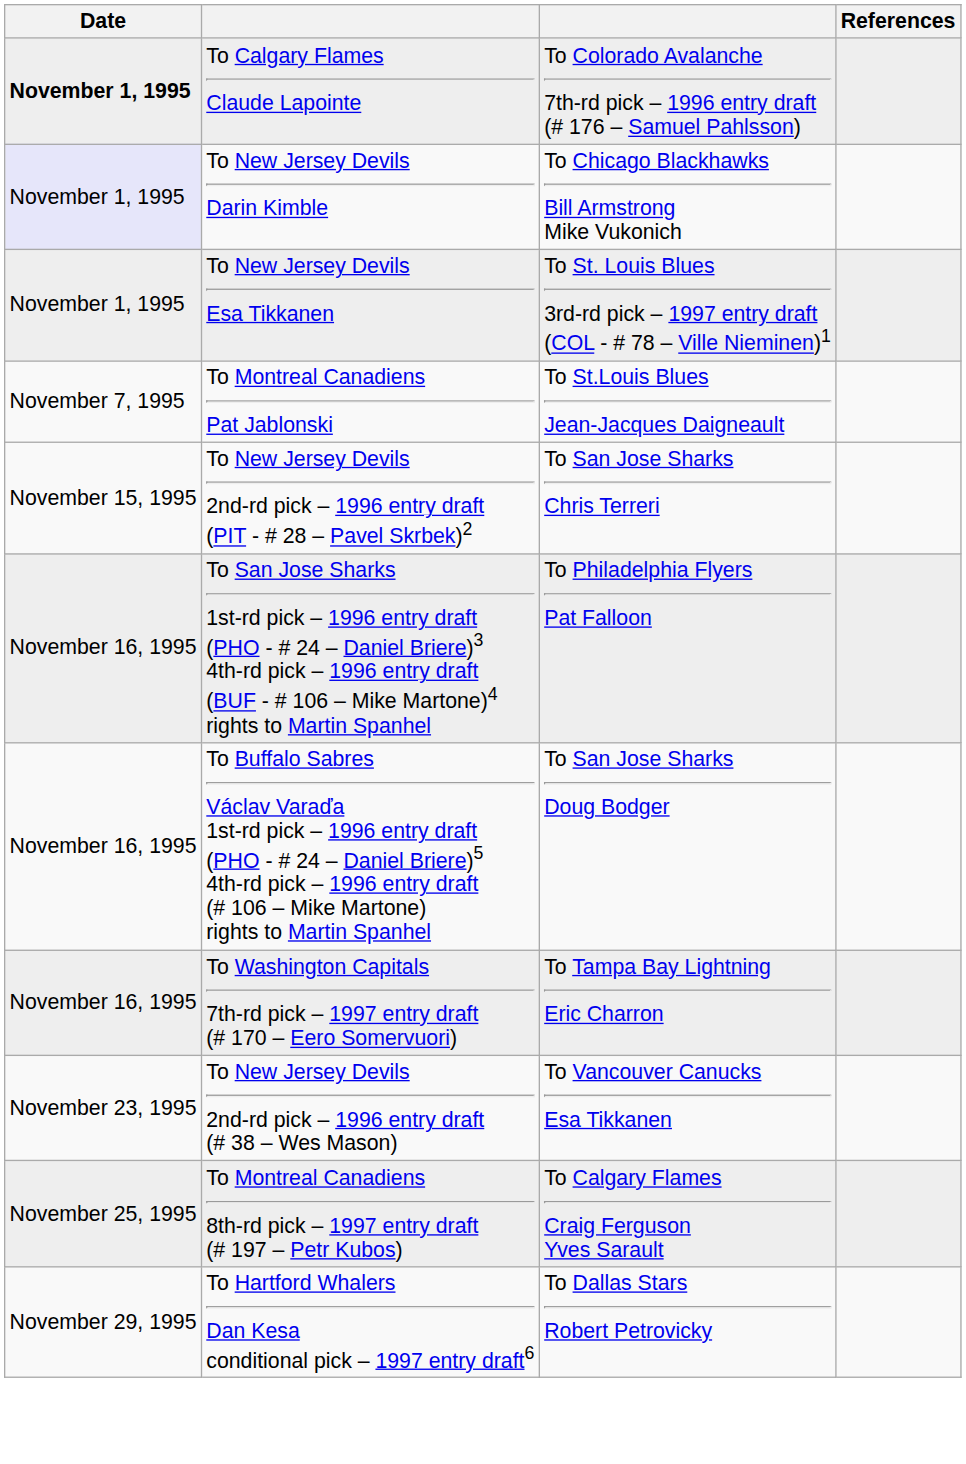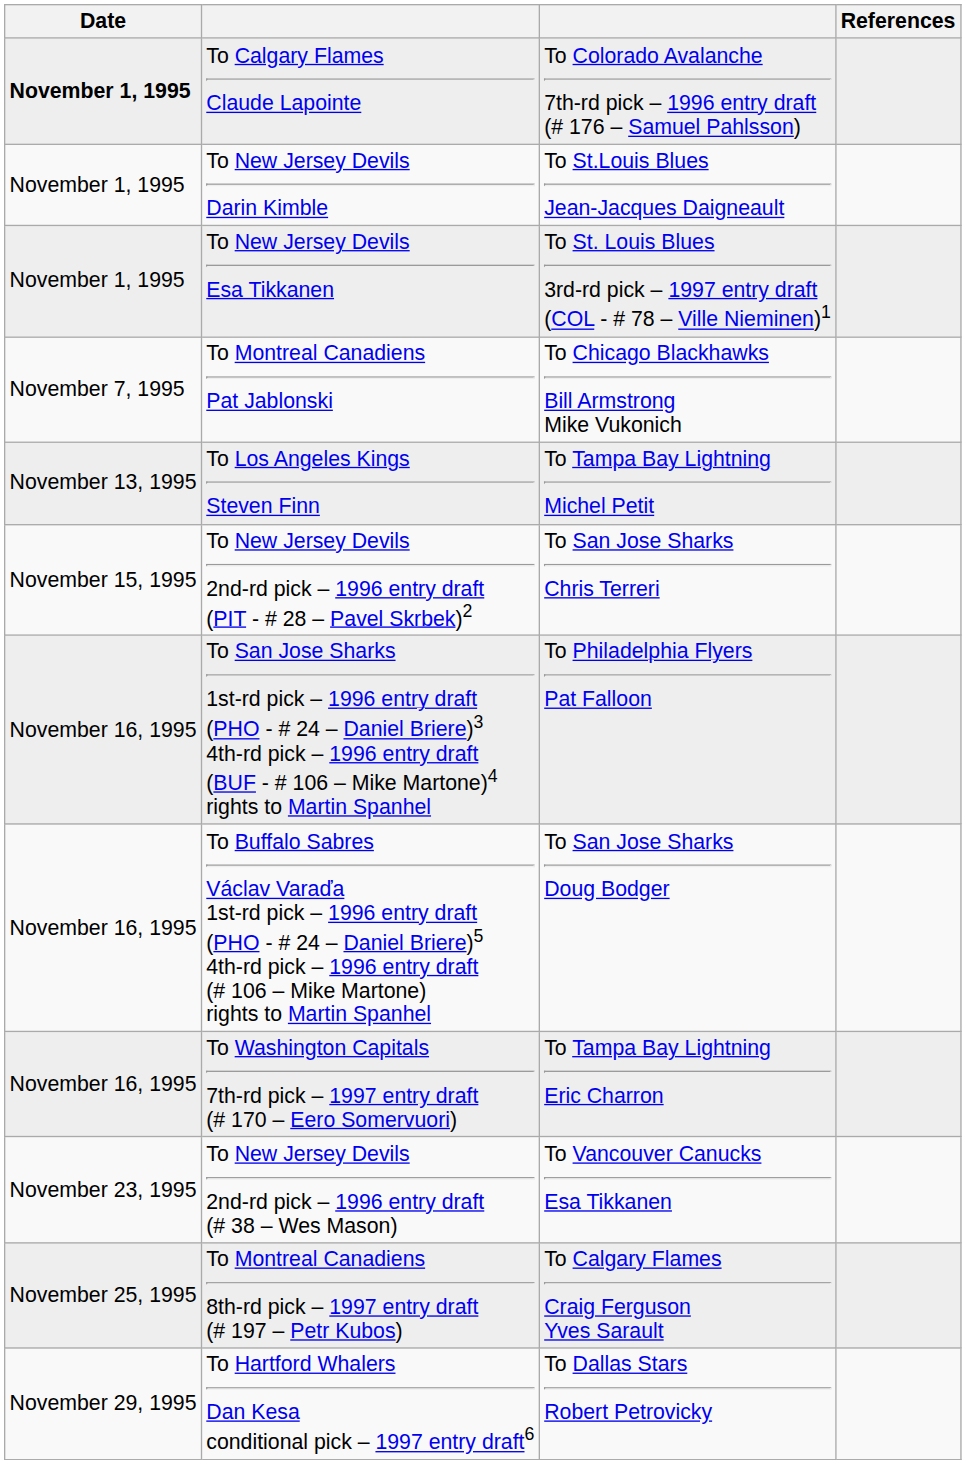(97, 196) lavender background -> (97, 184) no background
(688, 196) To Chicago Blackhawks Bill Armstrong Mike Vukonich -> (688, 184) To St.Louis Blues Jean-Jacques Daigneault
(688, 401) To St.Louis Blues Jean-Jacques Daigneault -> (688, 389) To Chicago Blackhawks Bill Armstrong Mike Vukonich
+ row: (370, 483)
